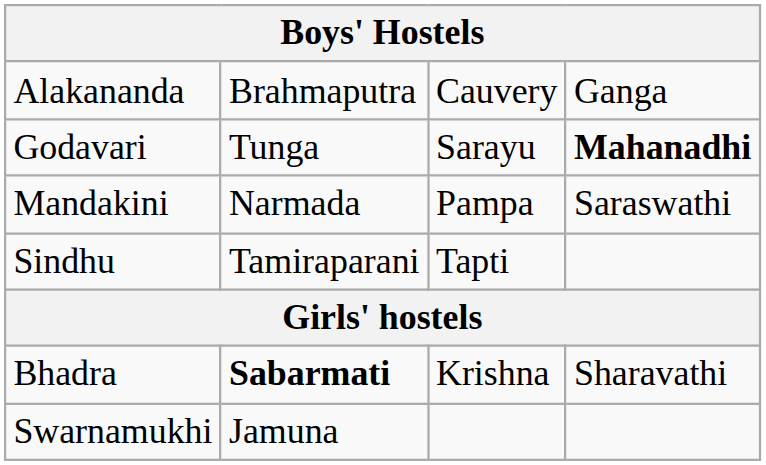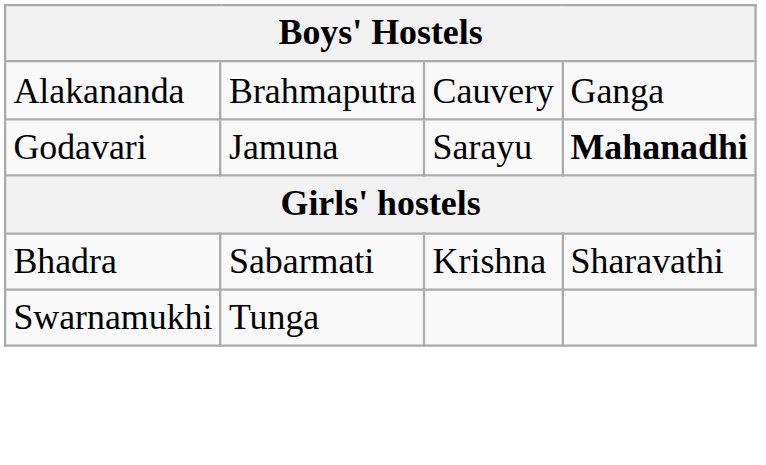(274, 146) Tunga -> (284, 146) Jamuna
- row: (91, 203)
- row: (64, 260)
(310, 373) bold -> (302, 260) normal
(284, 430) Jamuna -> (274, 317) Tunga
